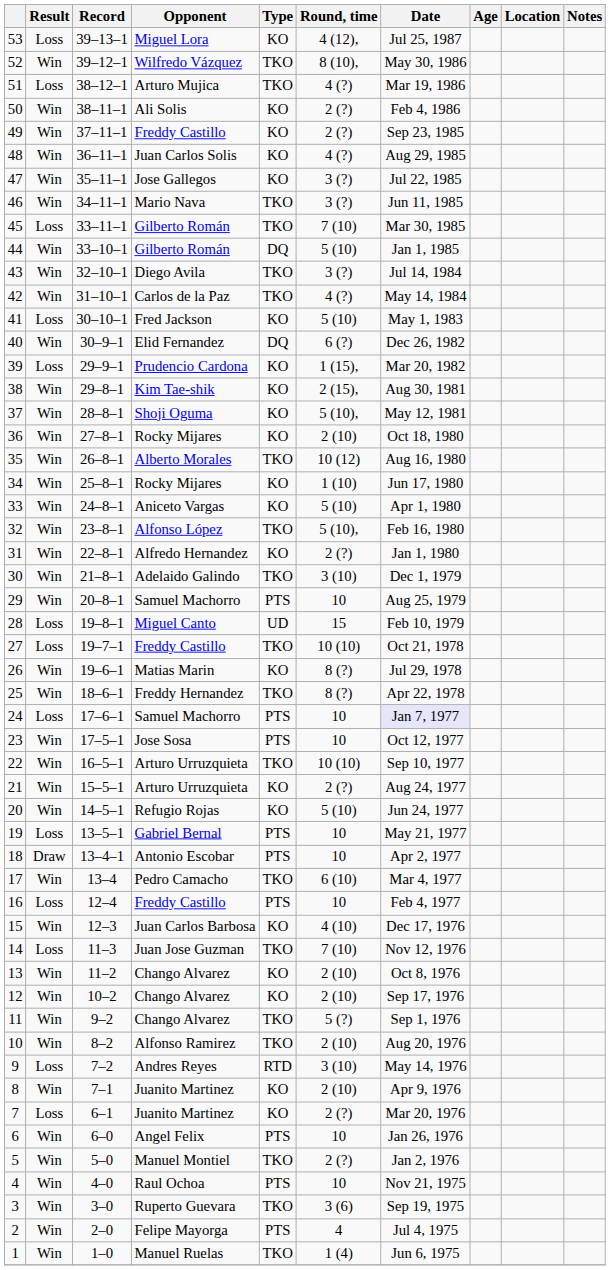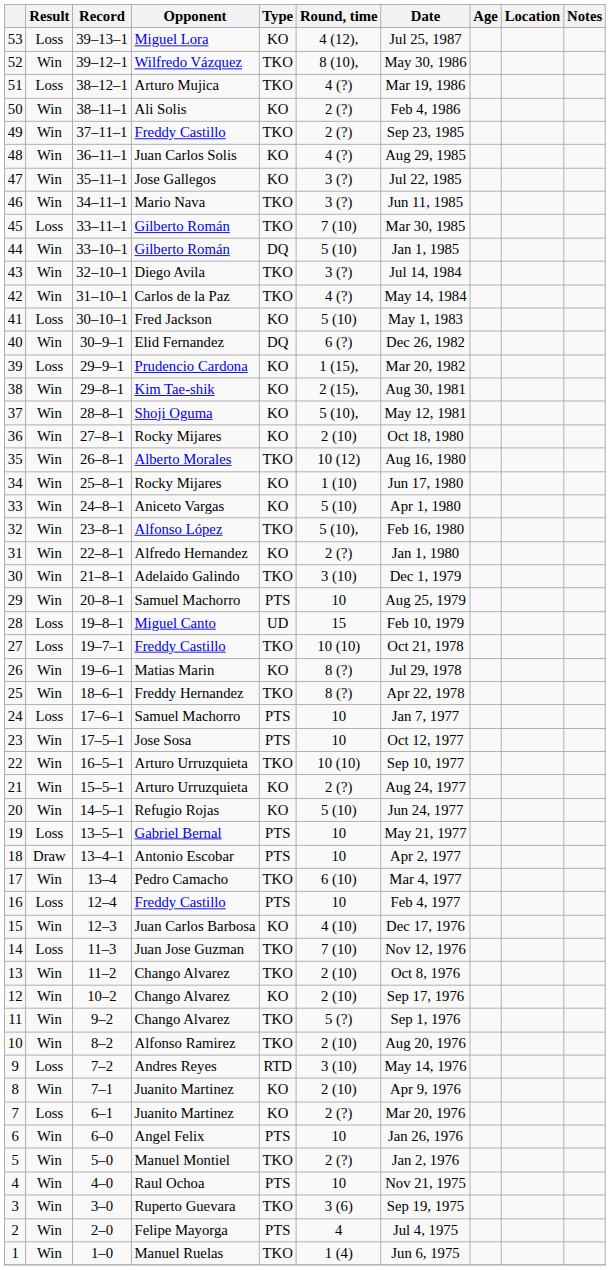(278, 132) KO -> (278, 132) TKO
(425, 716) lavender background -> (425, 716) no background
(278, 973) KO -> (278, 973) TKO
